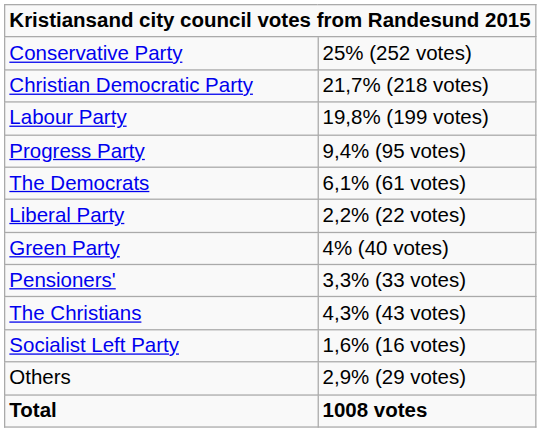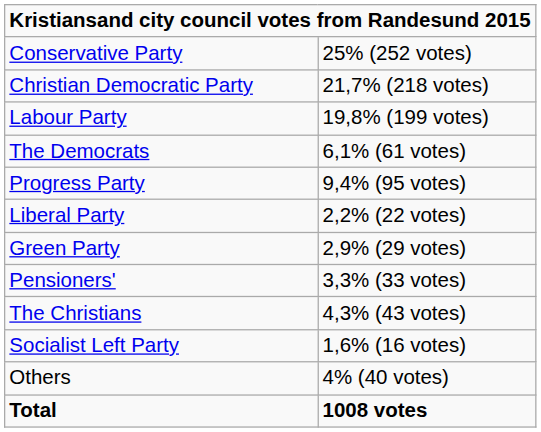rows swapped: (77, 150) <-> (79, 183)
(386, 248) 4% (40 votes) -> (394, 248) 2,9% (29 votes)
(394, 378) 2,9% (29 votes) -> (386, 378) 4% (40 votes)
